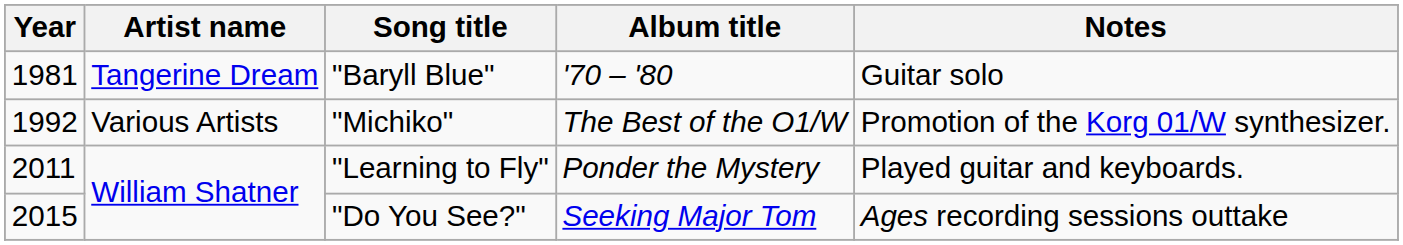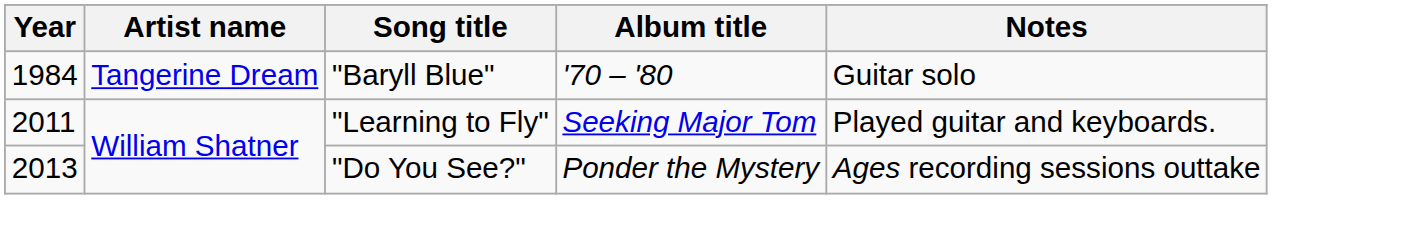(45, 74) 1981 -> (45, 74) 1984
- row: (393, 121)
(691, 168) Ponder the Mystery -> (689, 121) Seeking Major Tom
(45, 215) 2015 -> (45, 168) 2013
(689, 215) Seeking Major Tom -> (691, 168) Ponder the Mystery
